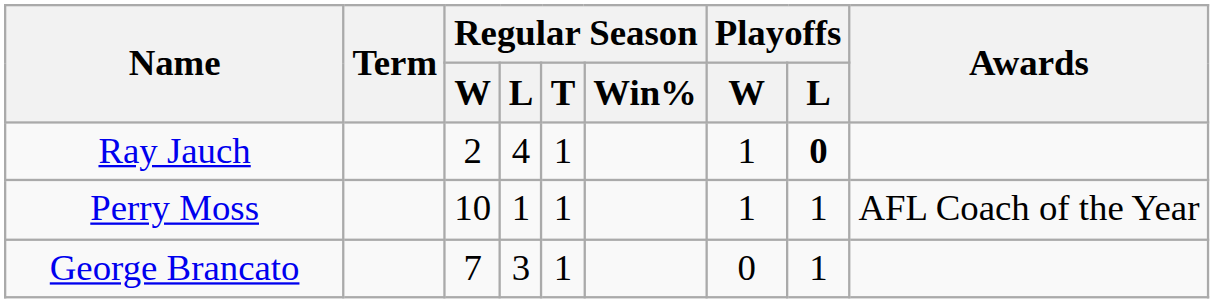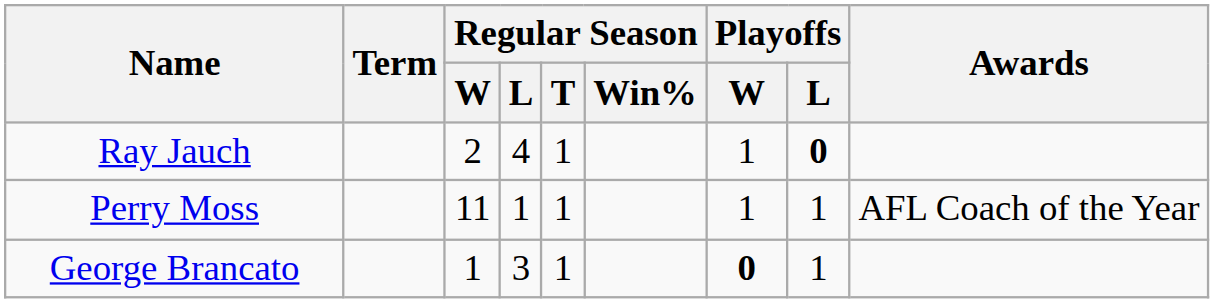(473, 208) 10 -> (473, 208) 11
(473, 267) 7 -> (473, 267) 1
(747, 267) normal -> (747, 267) bold
